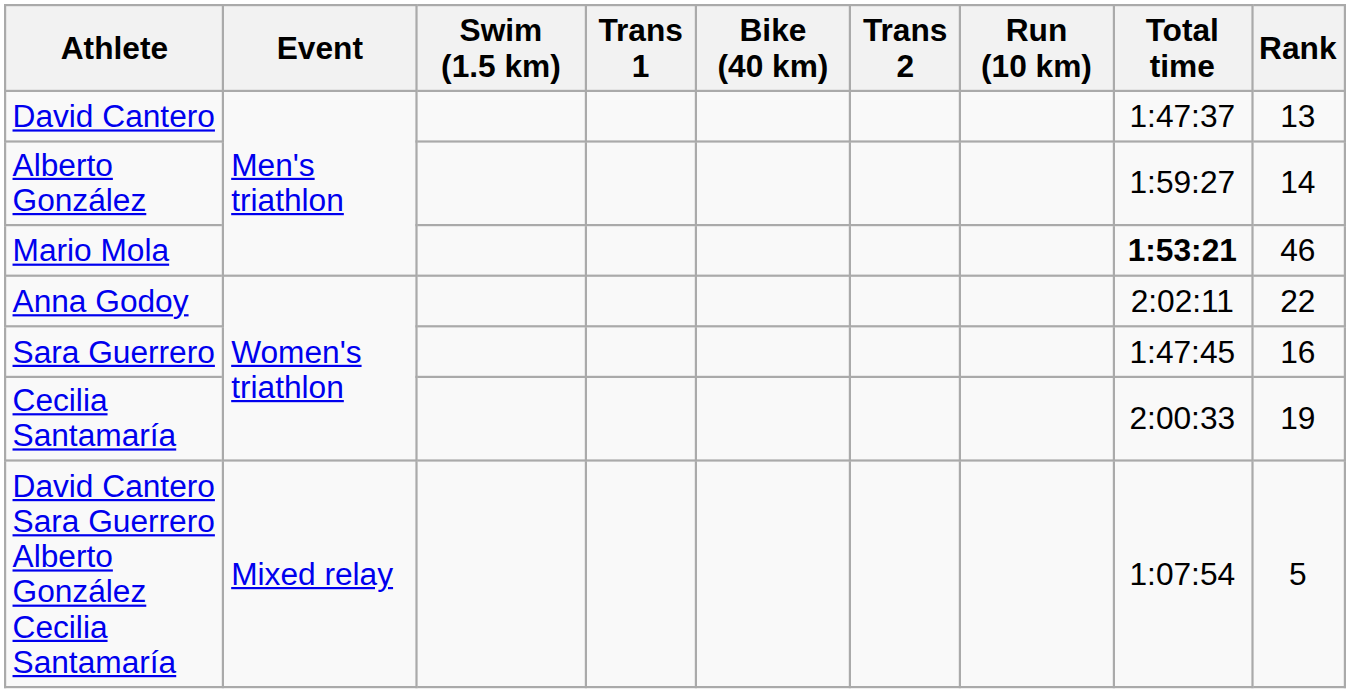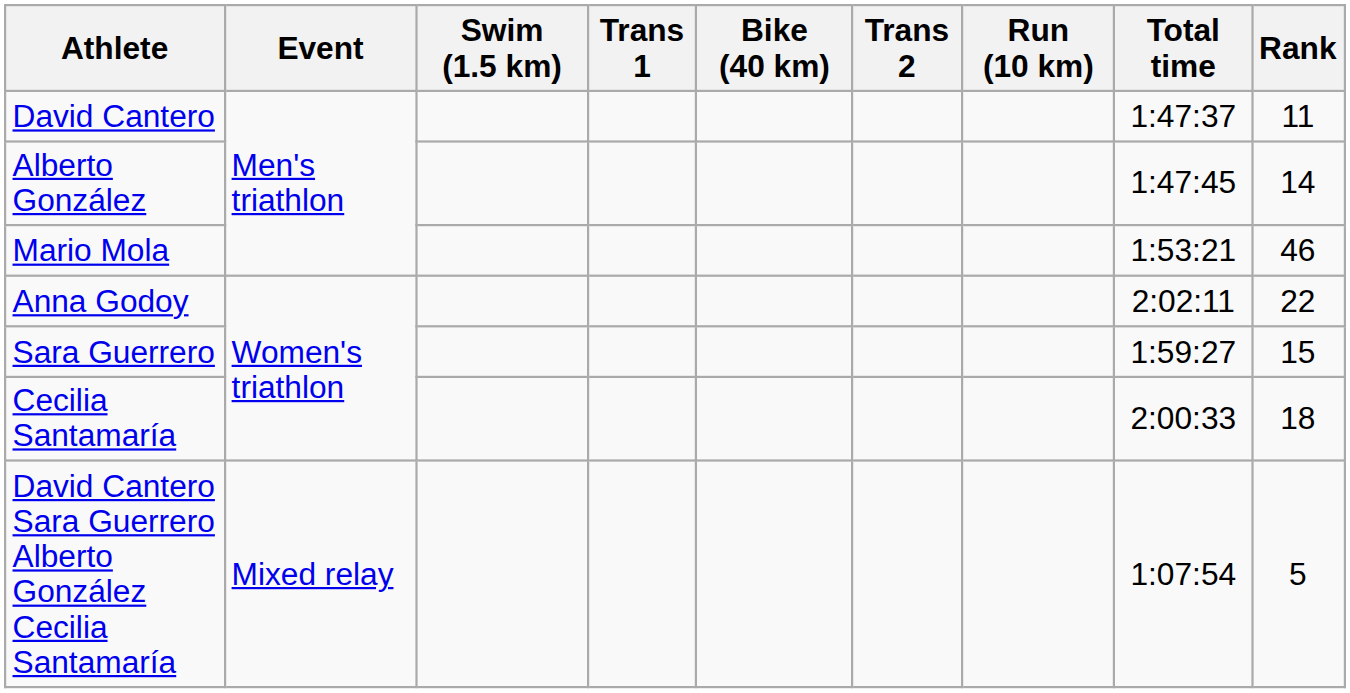(1298, 116) 13 -> (1298, 116) 11
(1182, 183) 1:59:27 -> (1183, 183) 1:47:45
(1182, 251) bold -> (1183, 251) normal
(1182, 351) 1:47:45 -> (1183, 351) 1:59:27
(1298, 351) 16 -> (1298, 351) 15
(1298, 419) 19 -> (1298, 419) 18
